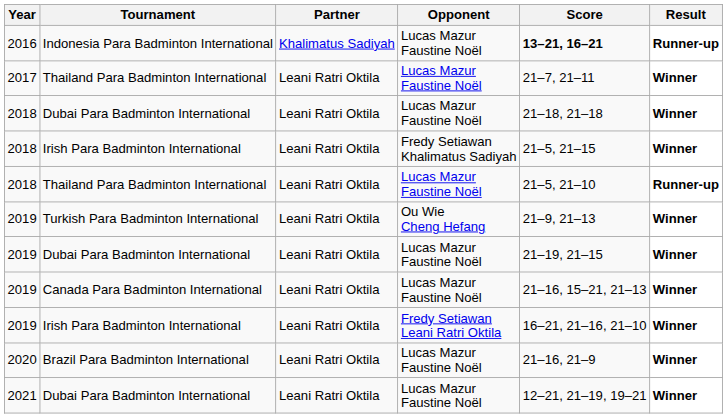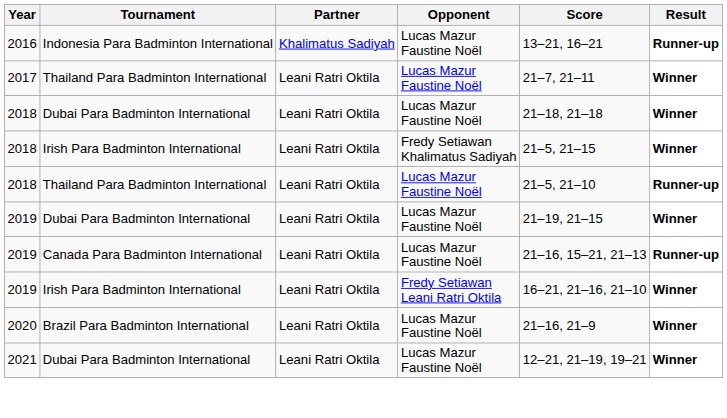(563, 43) bold -> (563, 43) normal
- row: (22, 219)
(675, 290) Winner -> (686, 255) Runner-up
